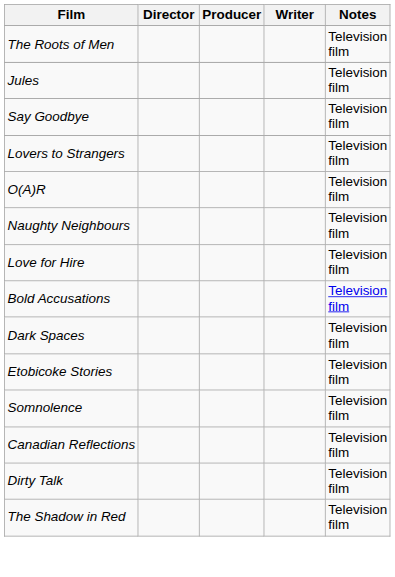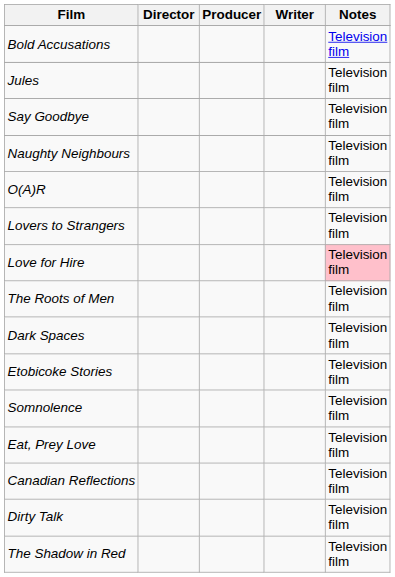rows swapped: (59, 299) <-> (61, 44)
rows swapped: (69, 226) <-> (66, 153)
(358, 262) no background -> (358, 262) pink background
+ row: (52, 444)
